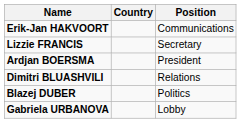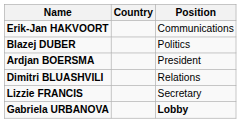rows swapped: (45, 45) <-> (41, 93)
(172, 110) normal -> (173, 110) bold
